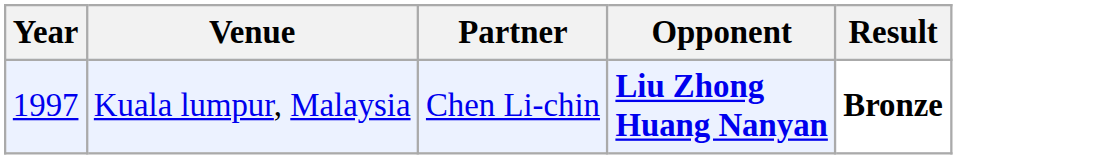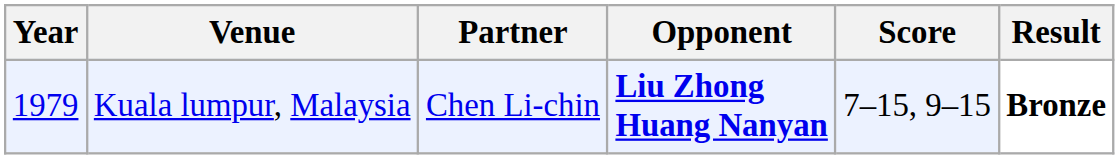+ column: (917, 31)
(46, 105) 1997 -> (46, 105) 1979
